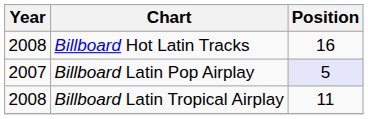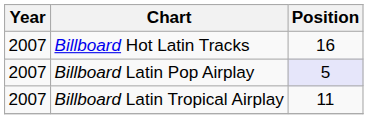(28, 45) 2008 -> (28, 45) 2007
(28, 99) 2008 -> (28, 99) 2007
